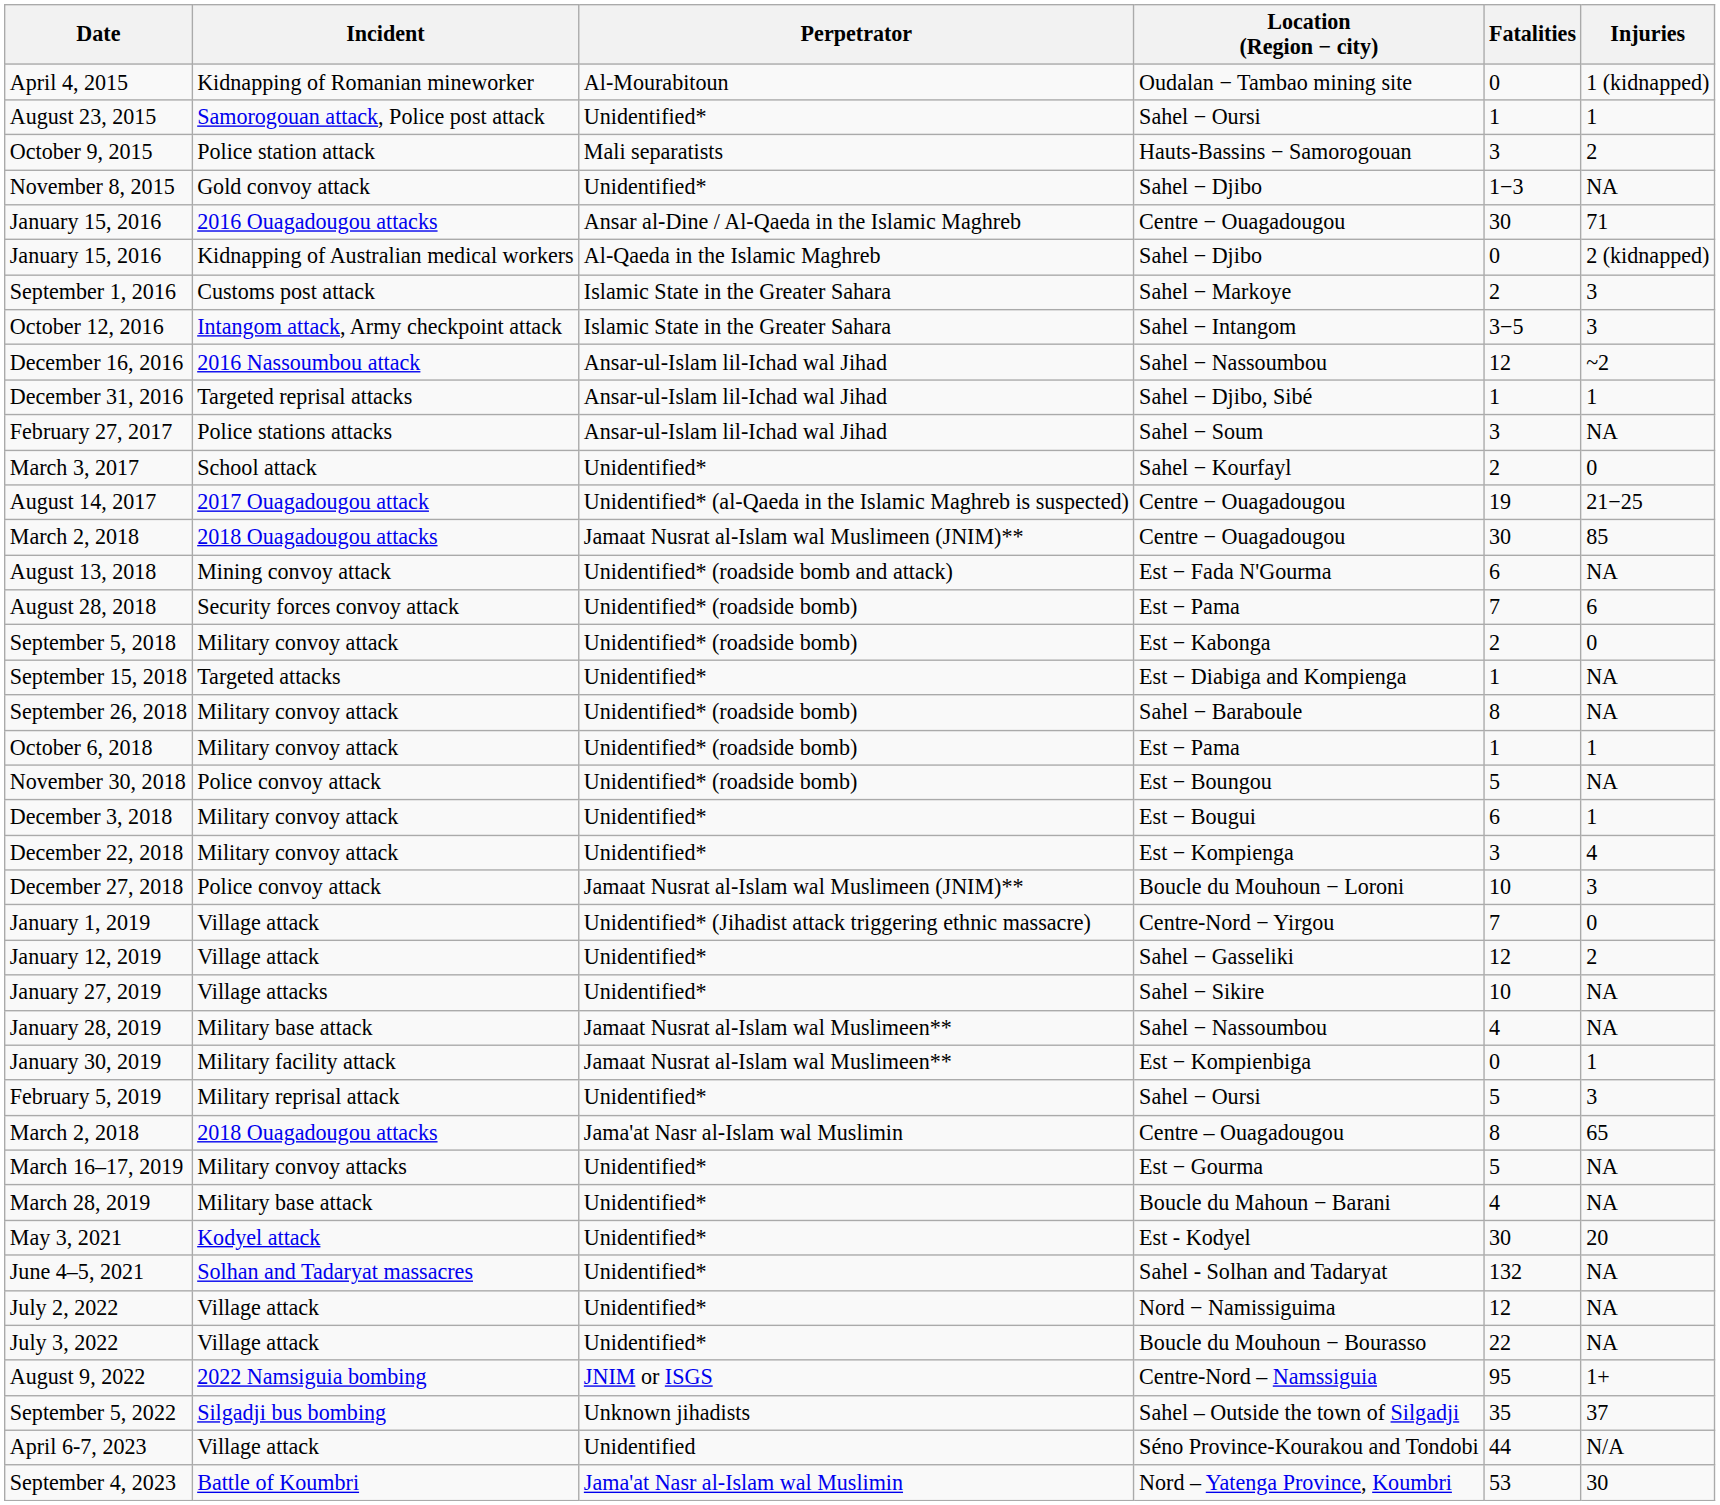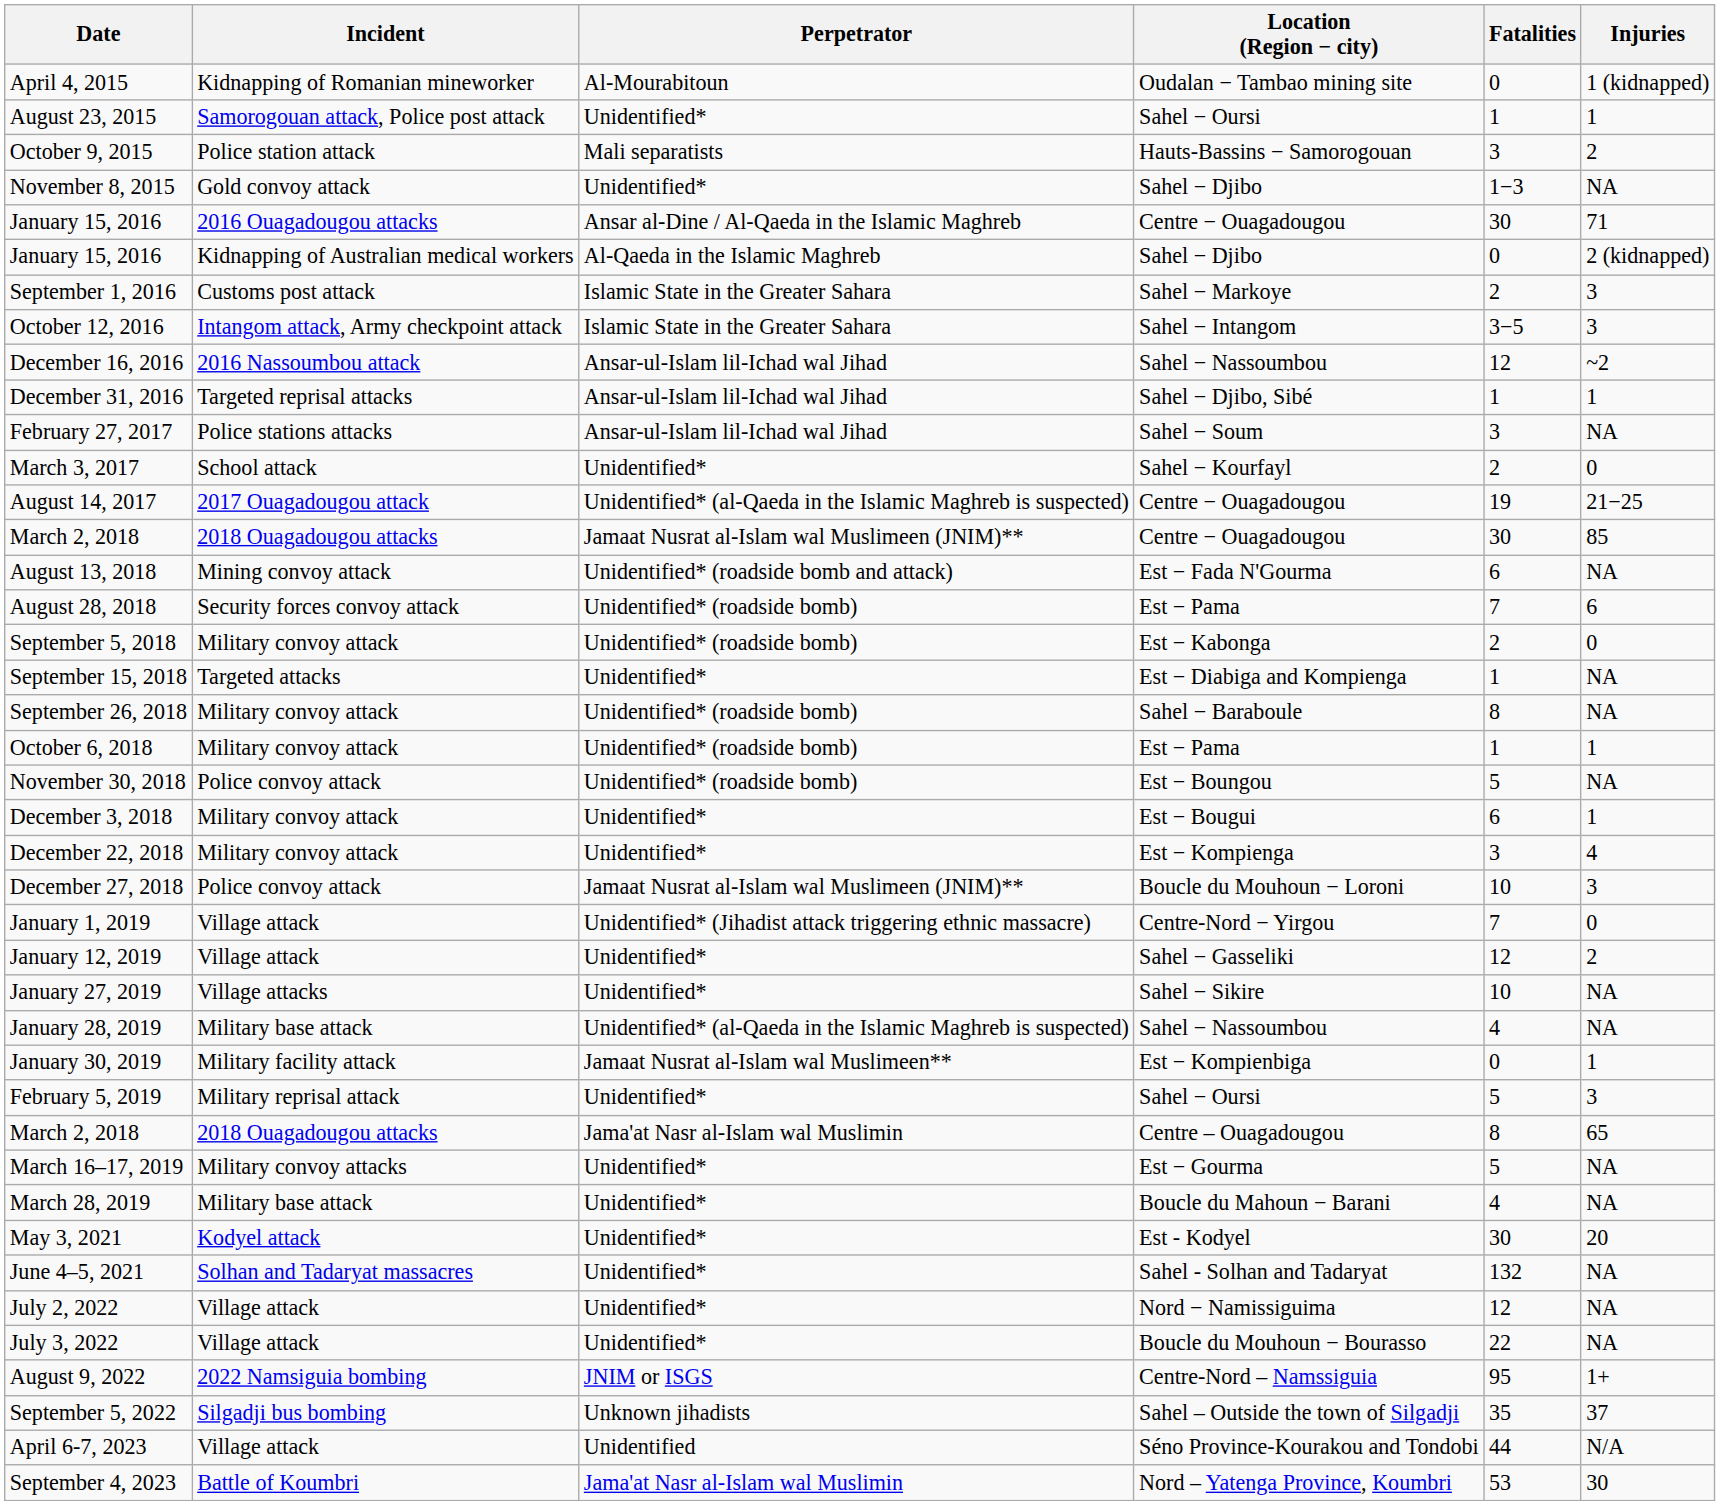(768, 1027) Jamaat Nusrat al-Islam wal Muslimeen** -> (856, 1027) Unidentified* (al-Qaeda in the Islamic Maghreb is suspected)
